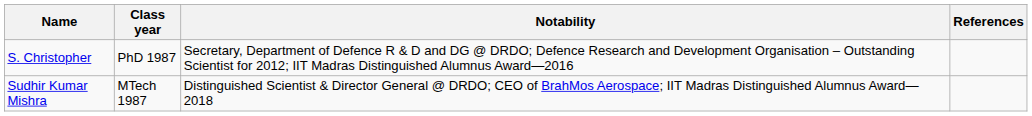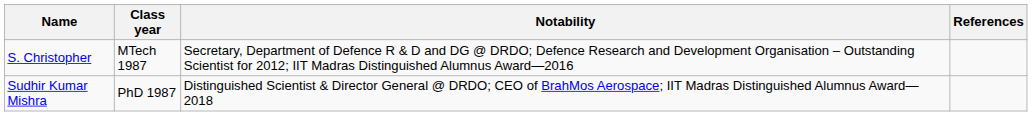(147, 57) PhD 1987 -> (137, 57) MTech 1987
(137, 93) MTech 1987 -> (147, 93) PhD 1987
